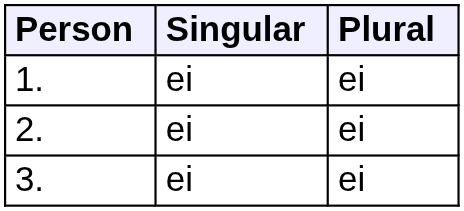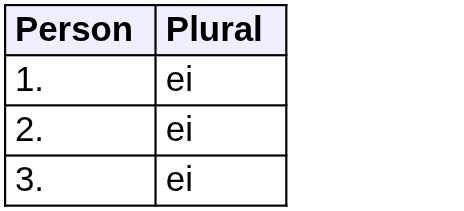- column: (236, 29)
